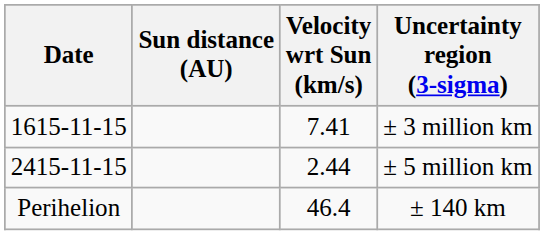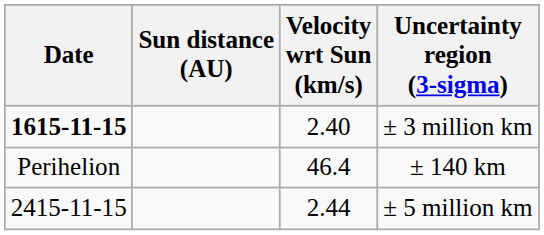(69, 126) normal -> (69, 126) bold
(329, 126) 7.41 -> (329, 126) 2.40
rows swapped: (458, 208) <-> (458, 167)
